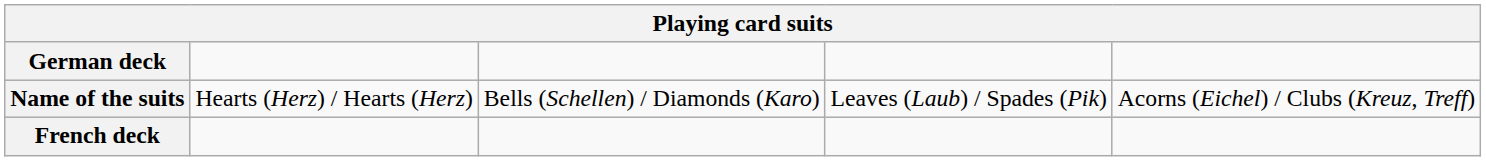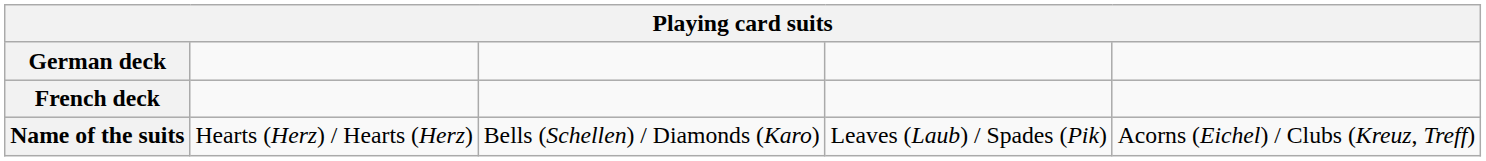rows swapped: (97, 135) <-> (97, 98)
